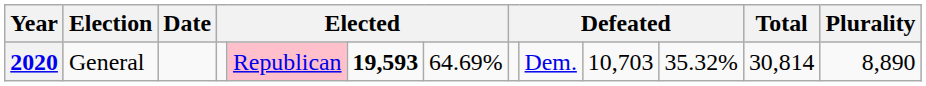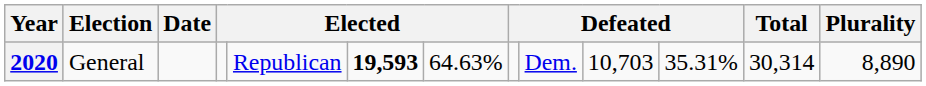(287, 61) pink background -> (287, 61) no background
(466, 61) 64.69% -> (466, 61) 64.63%
(701, 61) 35.32% -> (701, 61) 35.31%
(782, 61) 30,814 -> (782, 61) 30,314
